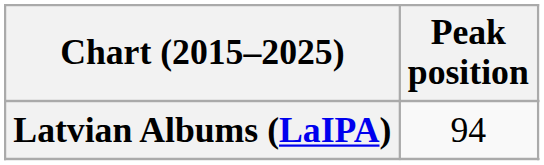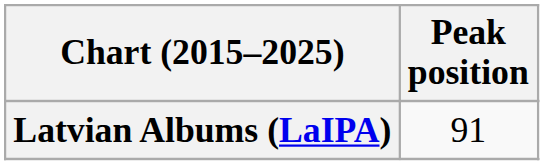(468, 129) 94 -> (468, 129) 91
